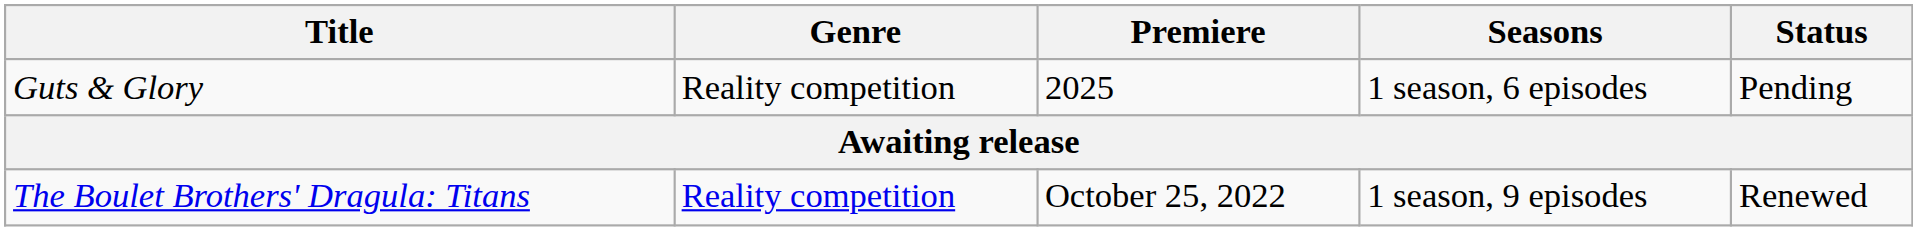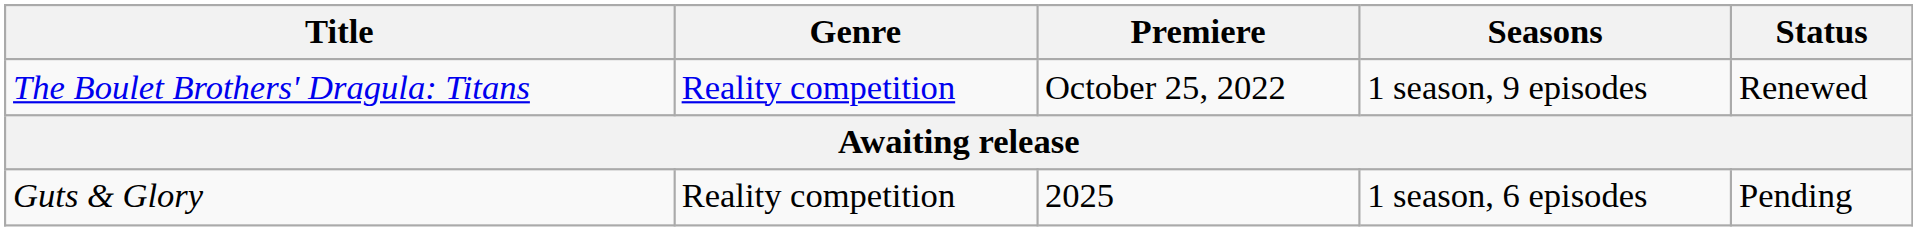rows swapped: (271, 196) <-> (108, 86)
